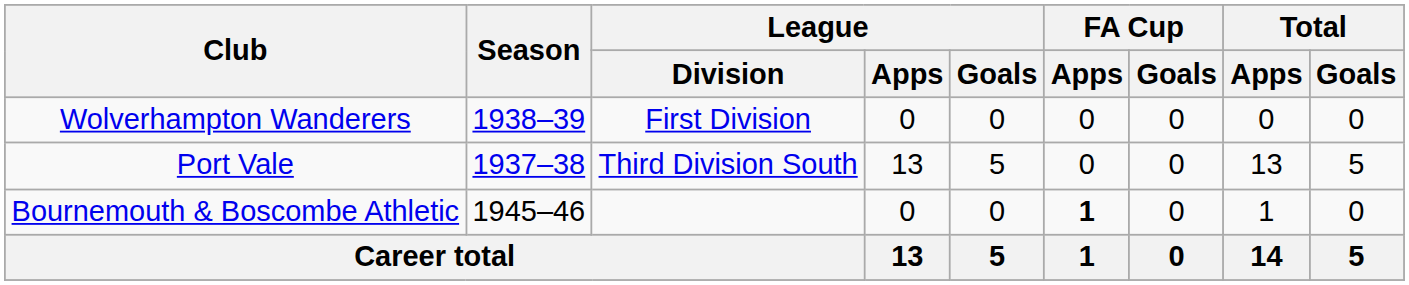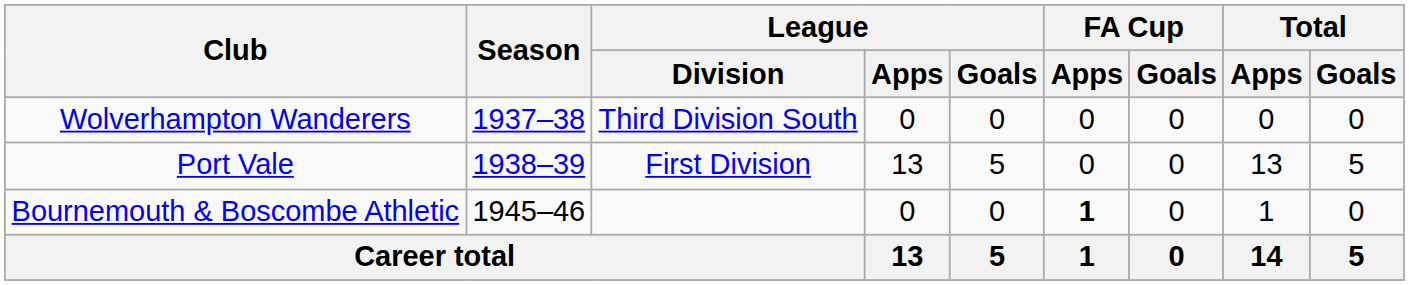(529, 119) 1938–39 -> (529, 119) 1937–38
(728, 119) First Division -> (728, 119) Third Division South
(529, 165) 1937–38 -> (529, 165) 1938–39
(728, 165) Third Division South -> (728, 165) First Division
